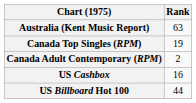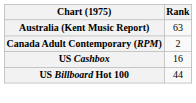- row: (84, 43)
